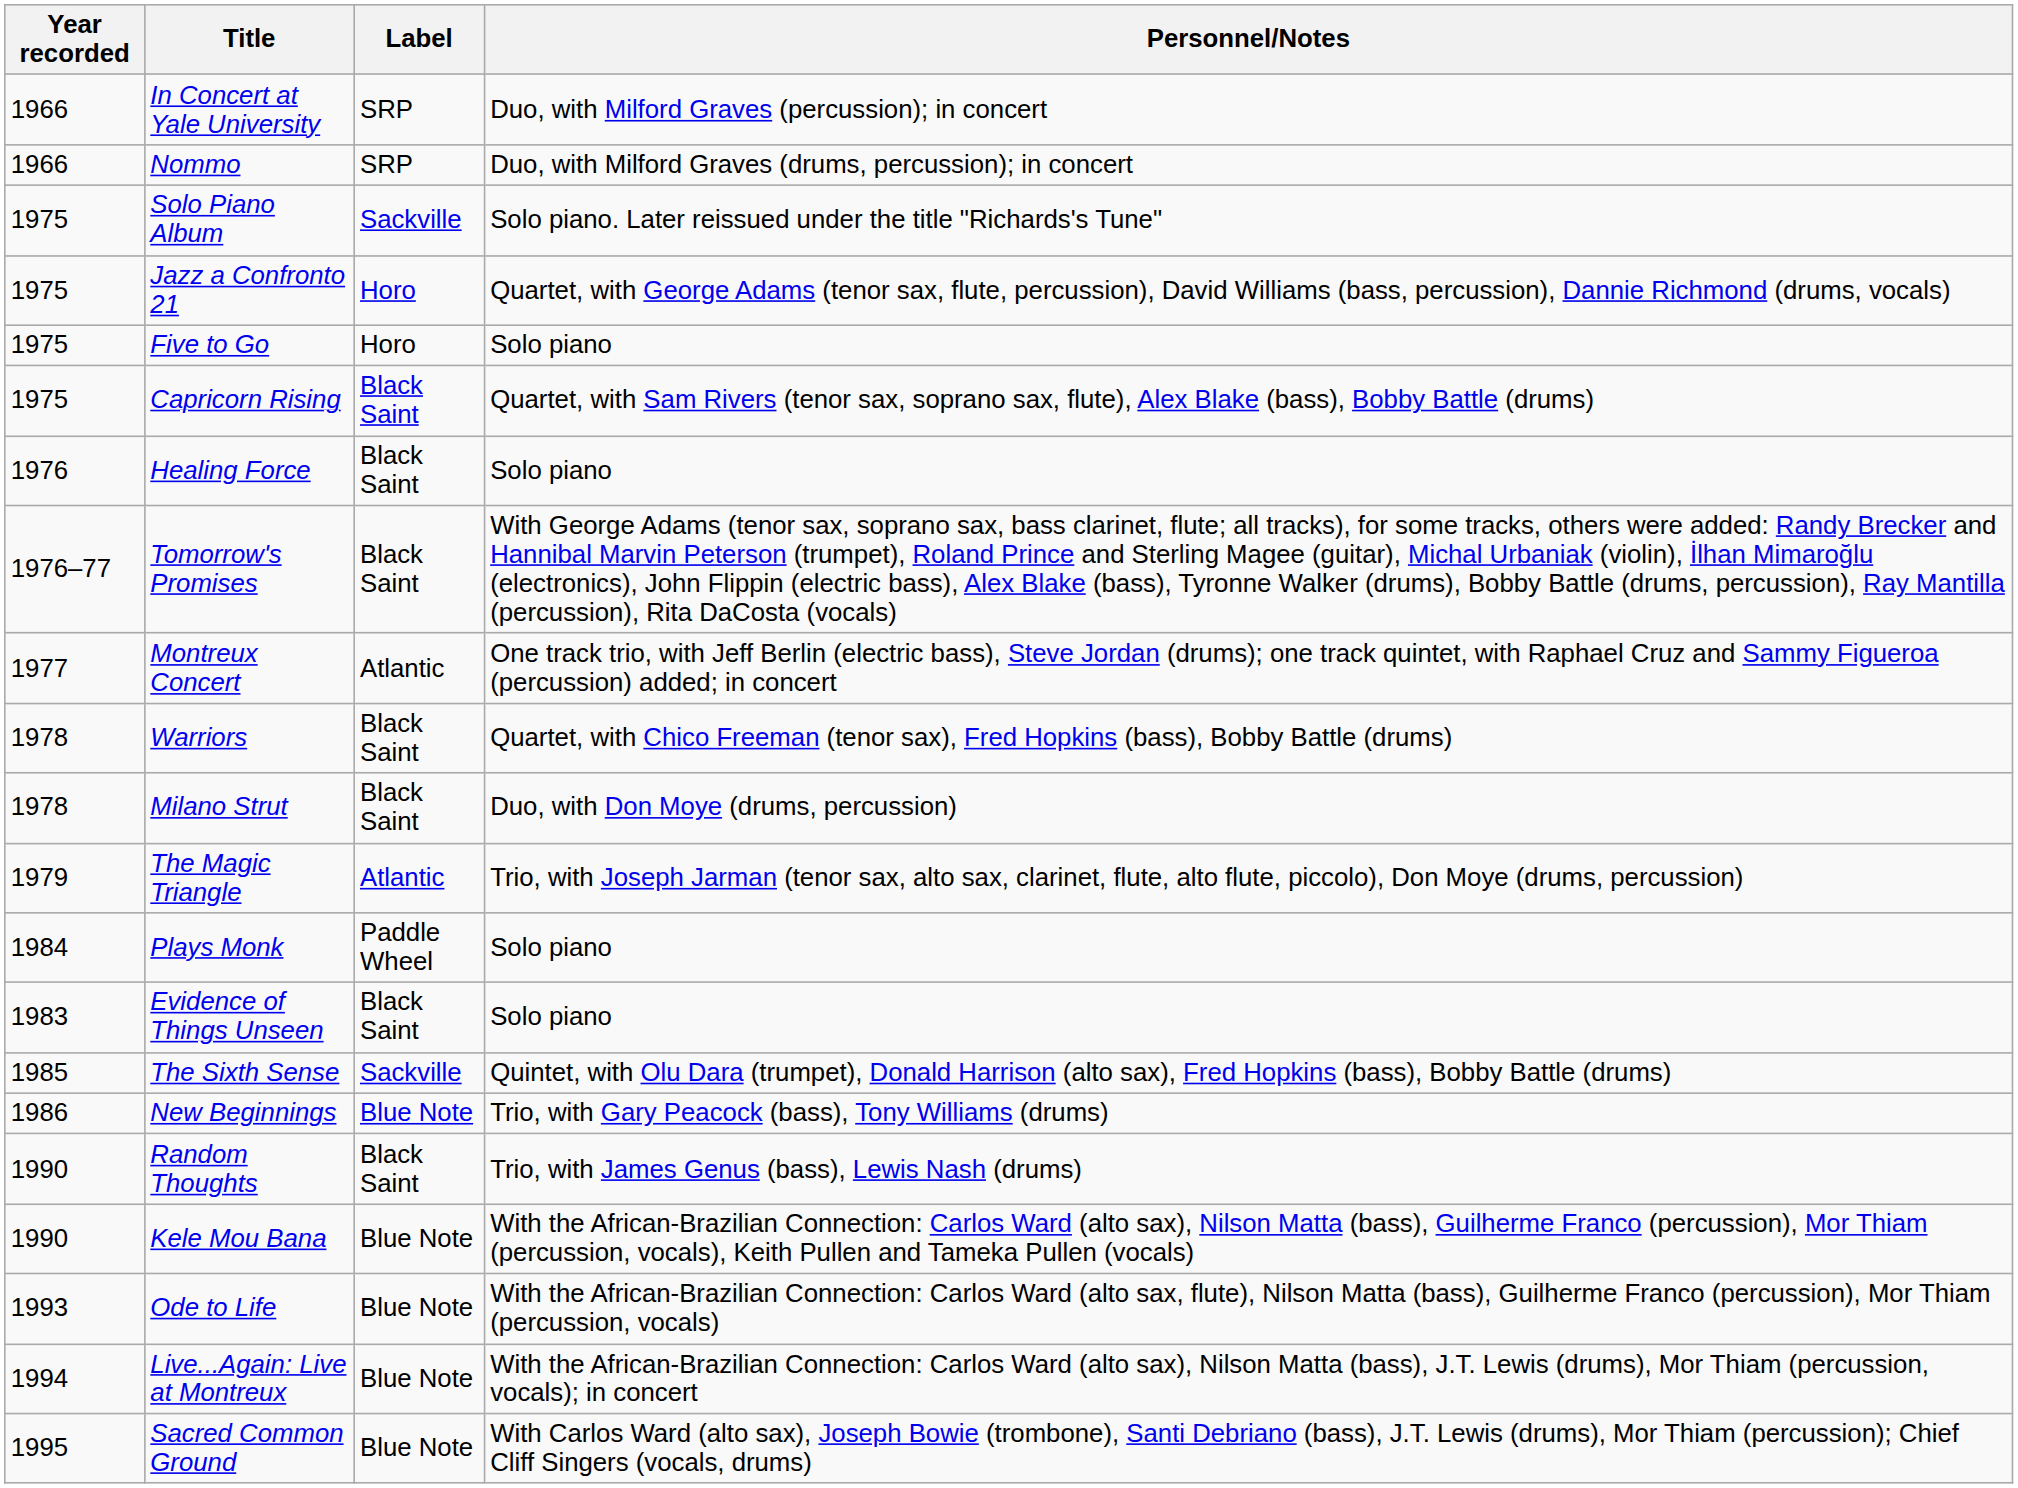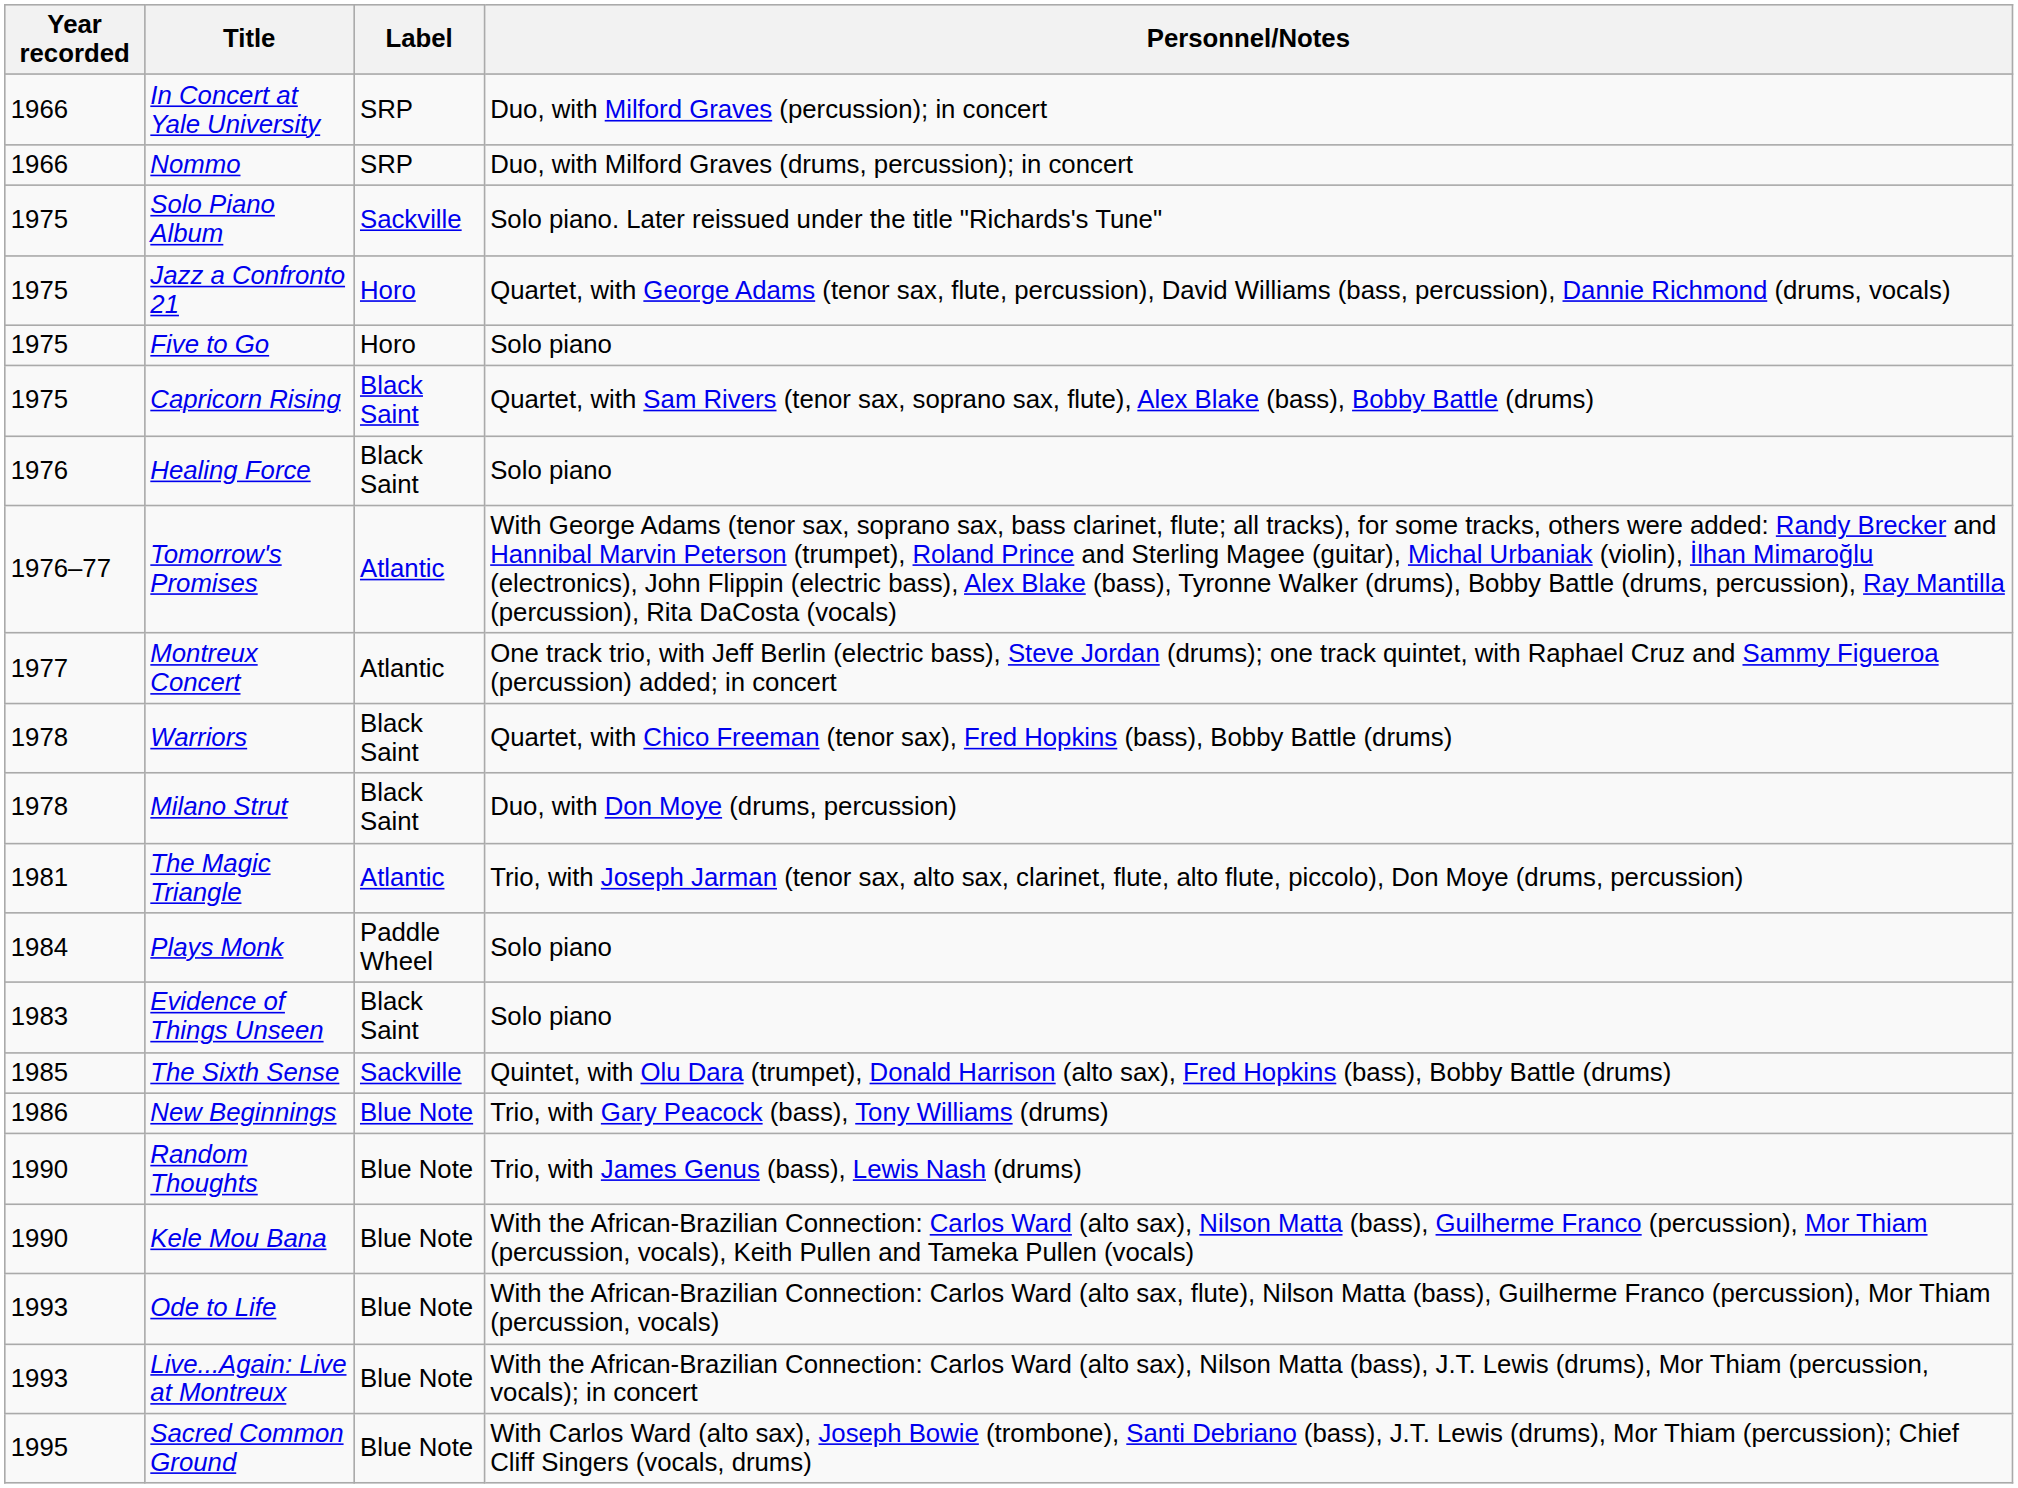(391, 569) Black Saint -> (402, 569) Atlantic
(39, 877) 1979 -> (39, 877) 1981
(391, 1168) Black Saint -> (417, 1168) Blue Note
(39, 1378) 1994 -> (39, 1378) 1993
